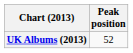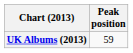(108, 39) 52 -> (108, 39) 59
